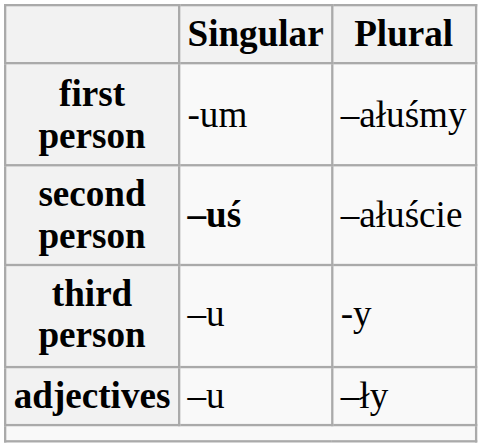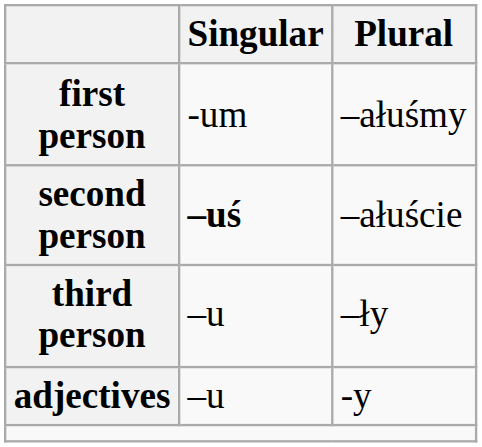(356, 314) -y -> (364, 314) –ły
(364, 394) –ły -> (356, 394) -y
